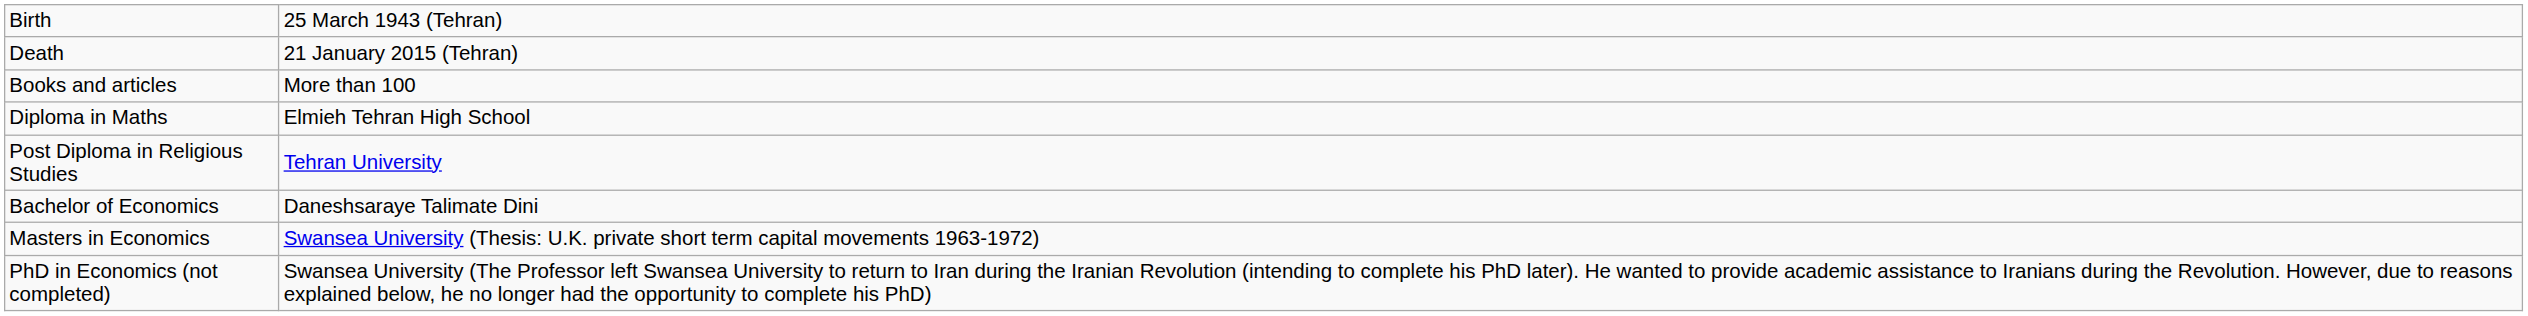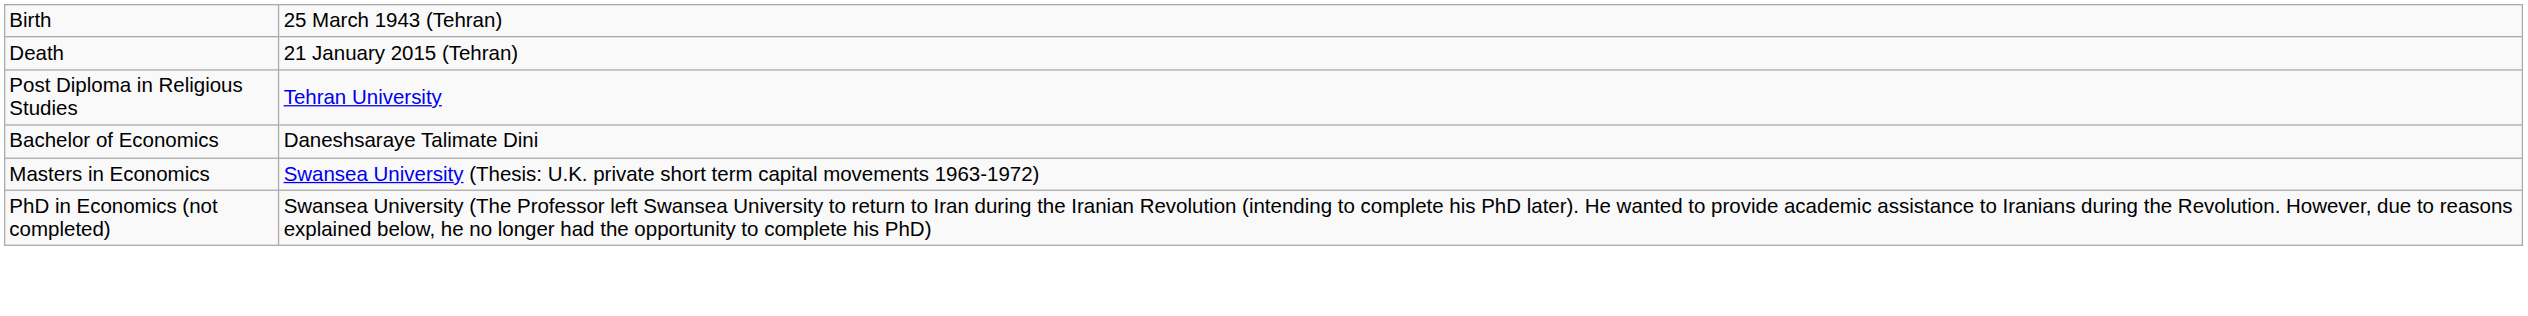- row: (93, 85)
- row: (88, 118)
